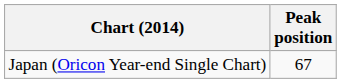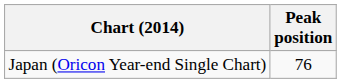(303, 64) 67 -> (303, 64) 76
